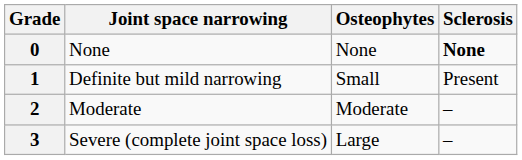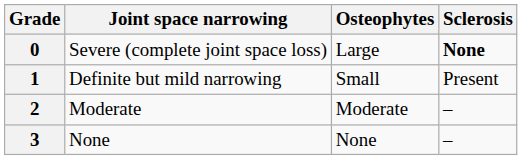(89, 49) None -> (198, 49) Severe (complete joint space loss)
(356, 49) None -> (358, 49) Large
(198, 139) Severe (complete joint space loss) -> (89, 139) None
(358, 139) Large -> (356, 139) None
